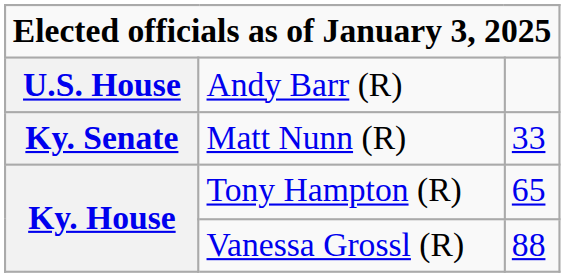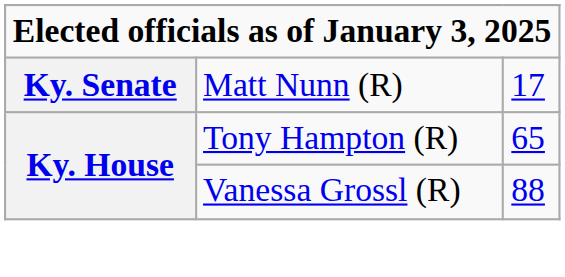- row: (304, 84)
(529, 137) 33 -> (528, 84) 17
